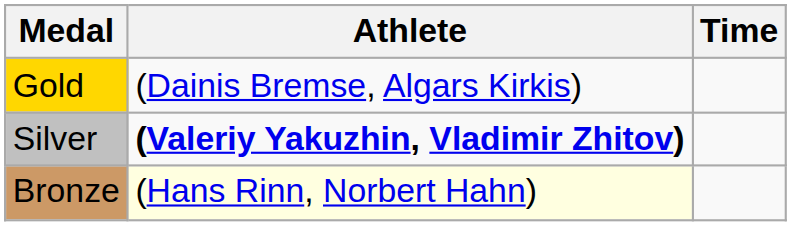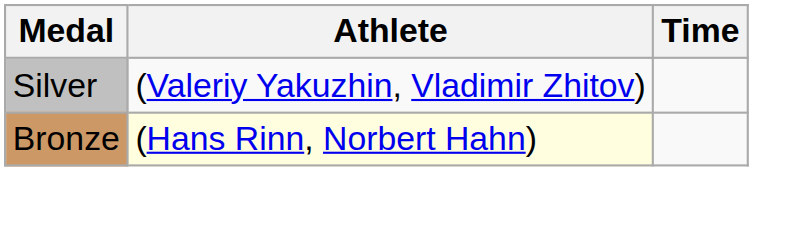- row: (48, 84)
(410, 138) bold -> (391, 84) normal
